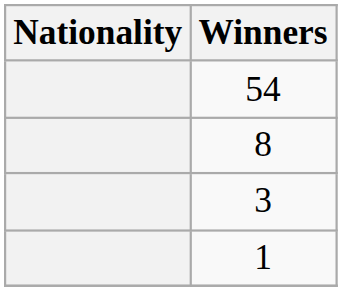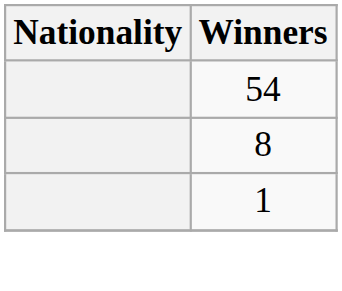- row: (263, 200)
